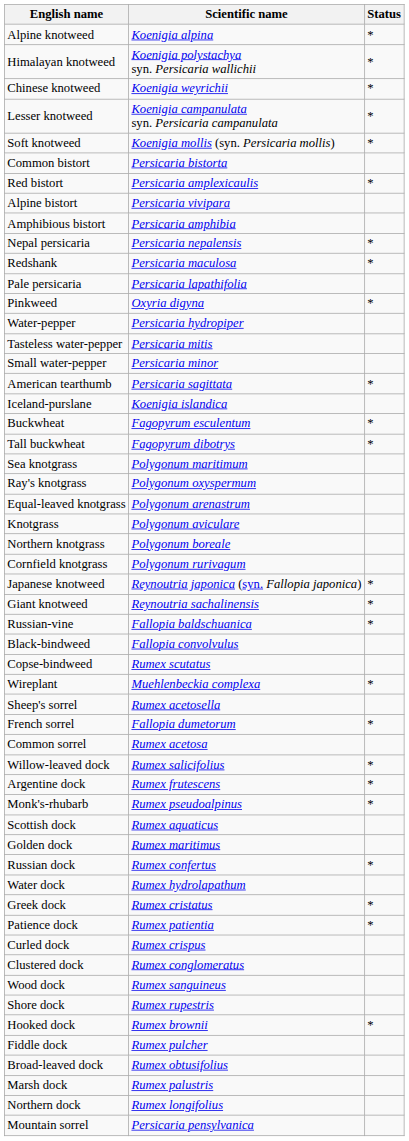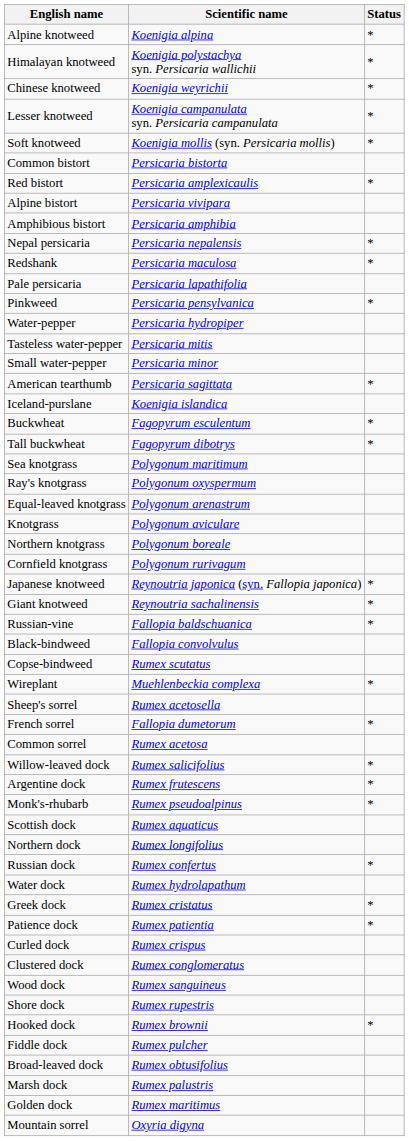(168, 303) Oxyria digyna -> (193, 303) Persicaria pensylvanica
rows swapped: (44, 1105) <-> (40, 844)
(193, 1125) Persicaria pensylvanica -> (168, 1125) Oxyria digyna
